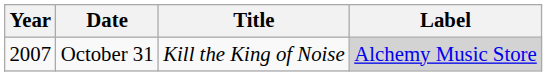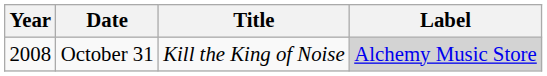(30, 53) 2007 -> (30, 53) 2008
